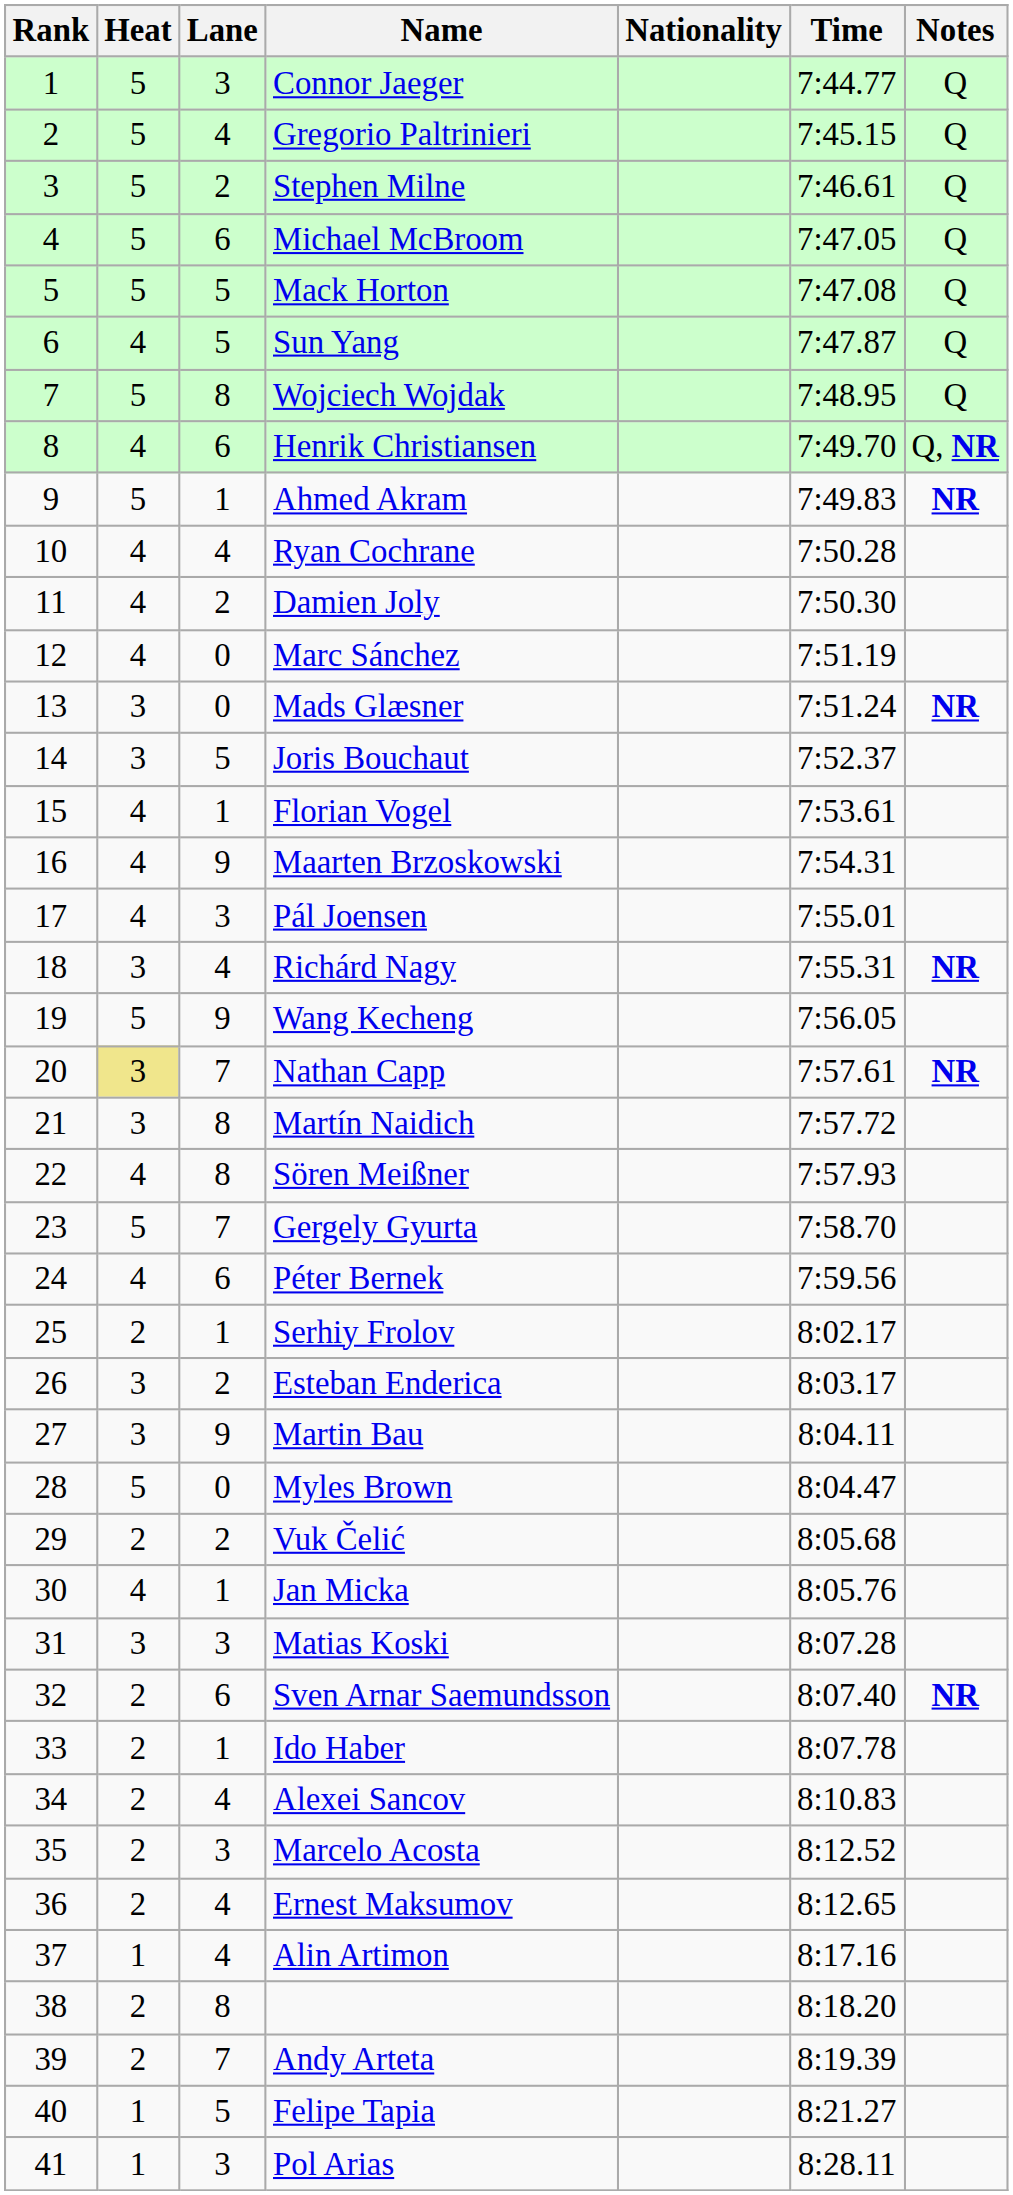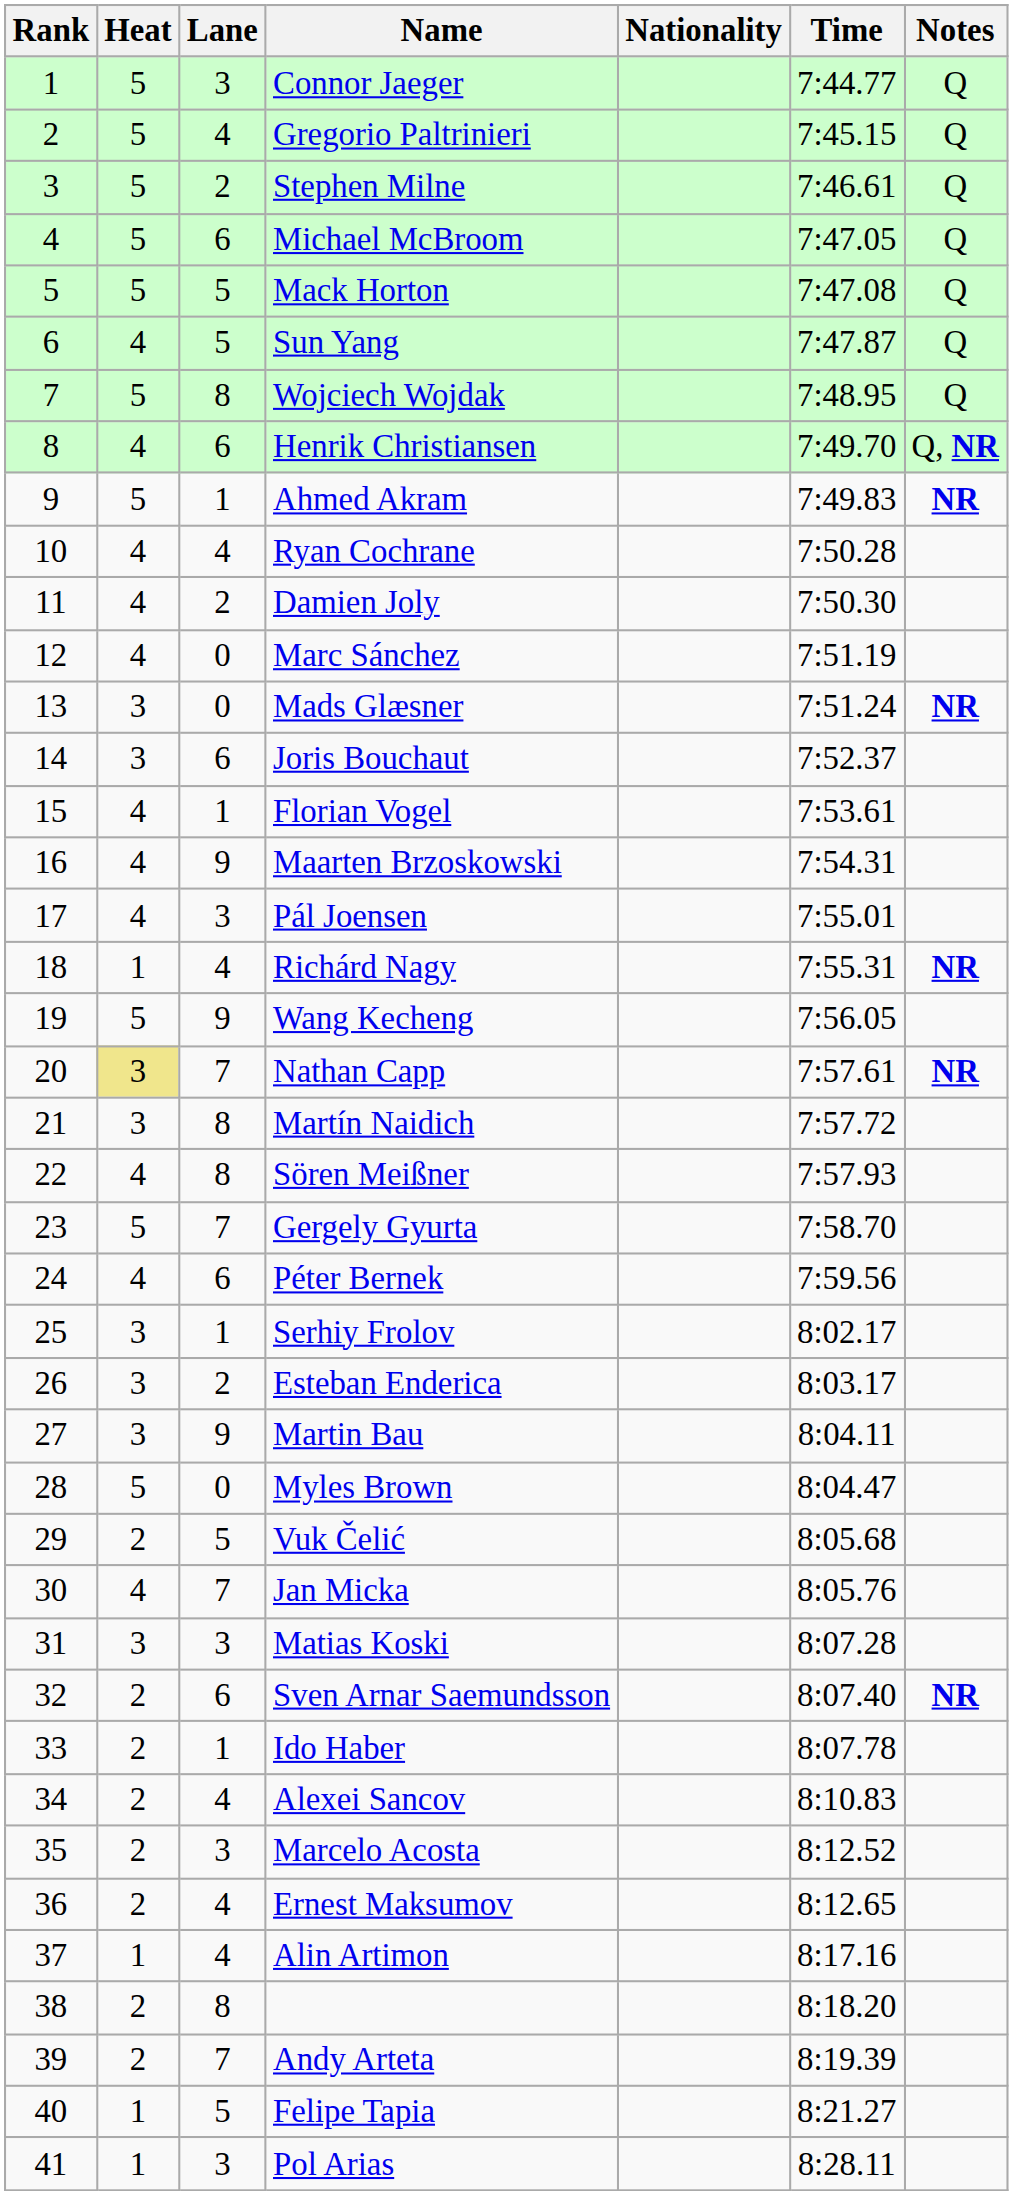(222, 758) 5 -> (222, 758) 6
(138, 966) 3 -> (138, 966) 1
(138, 1330) 2 -> (138, 1330) 3
(222, 1539) 2 -> (222, 1539) 5
(222, 1591) 1 -> (222, 1591) 7
